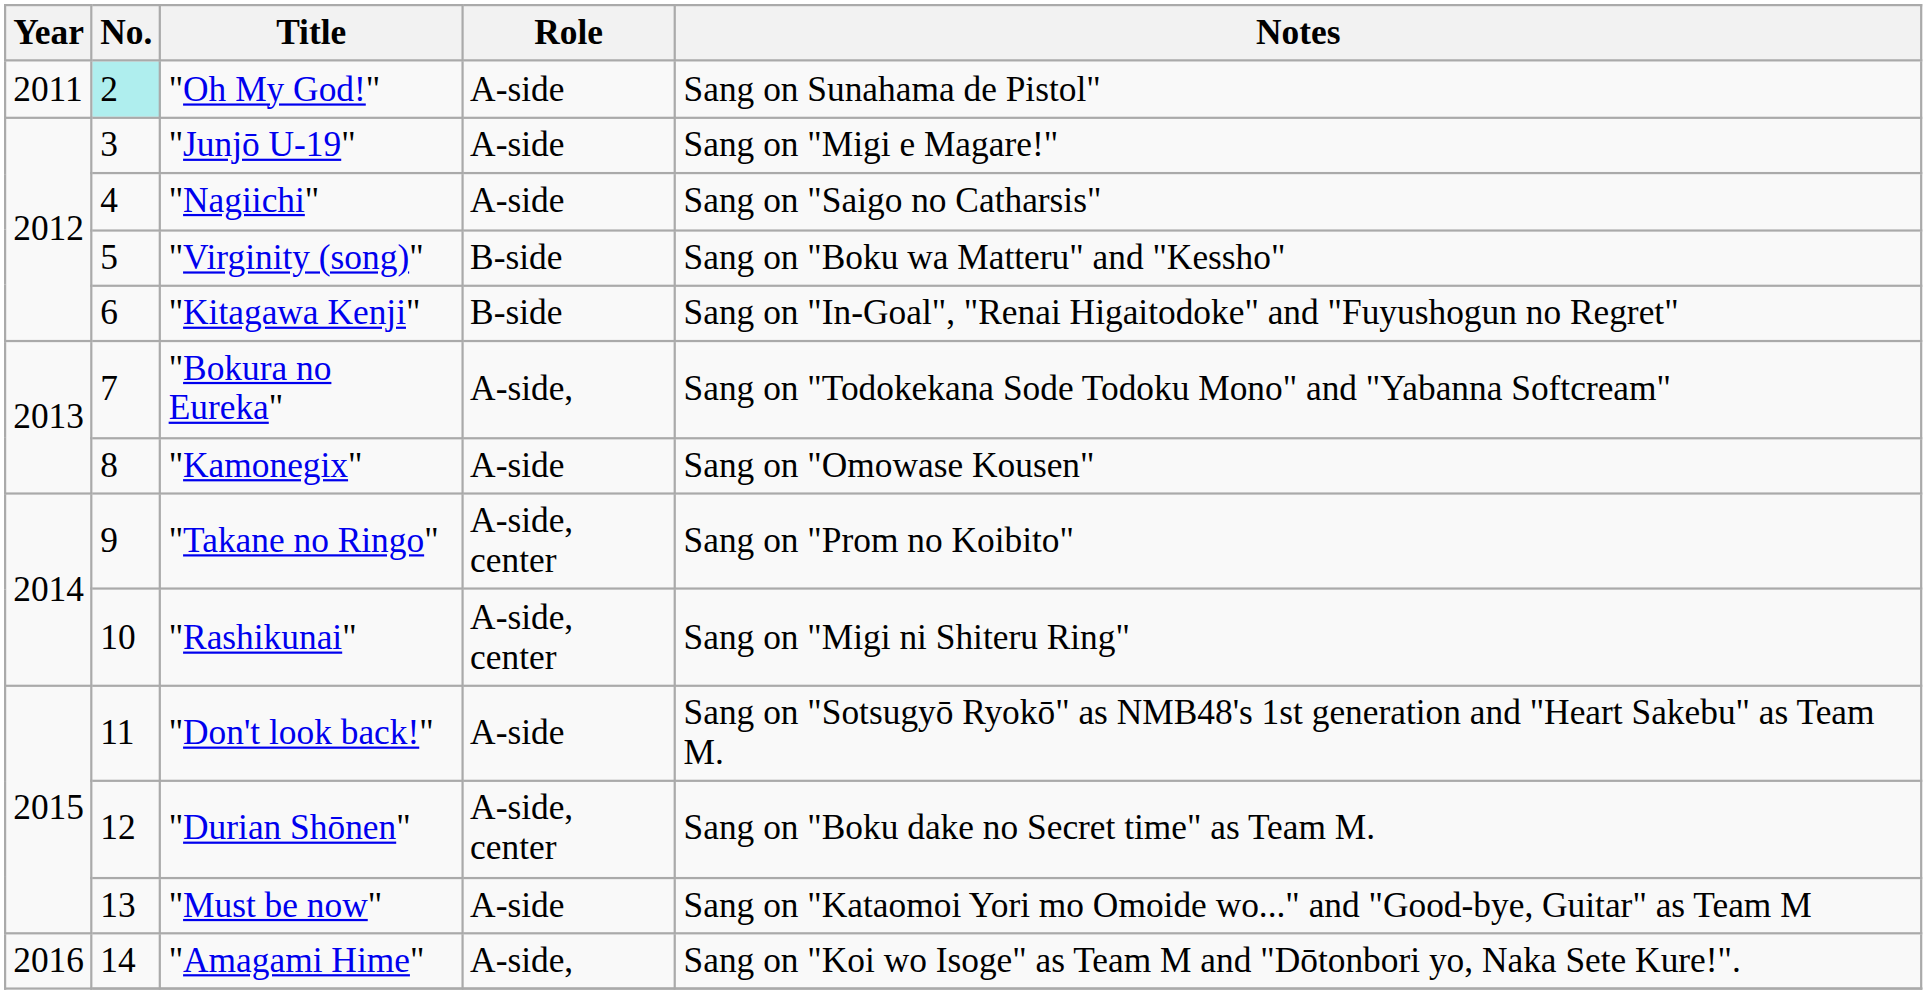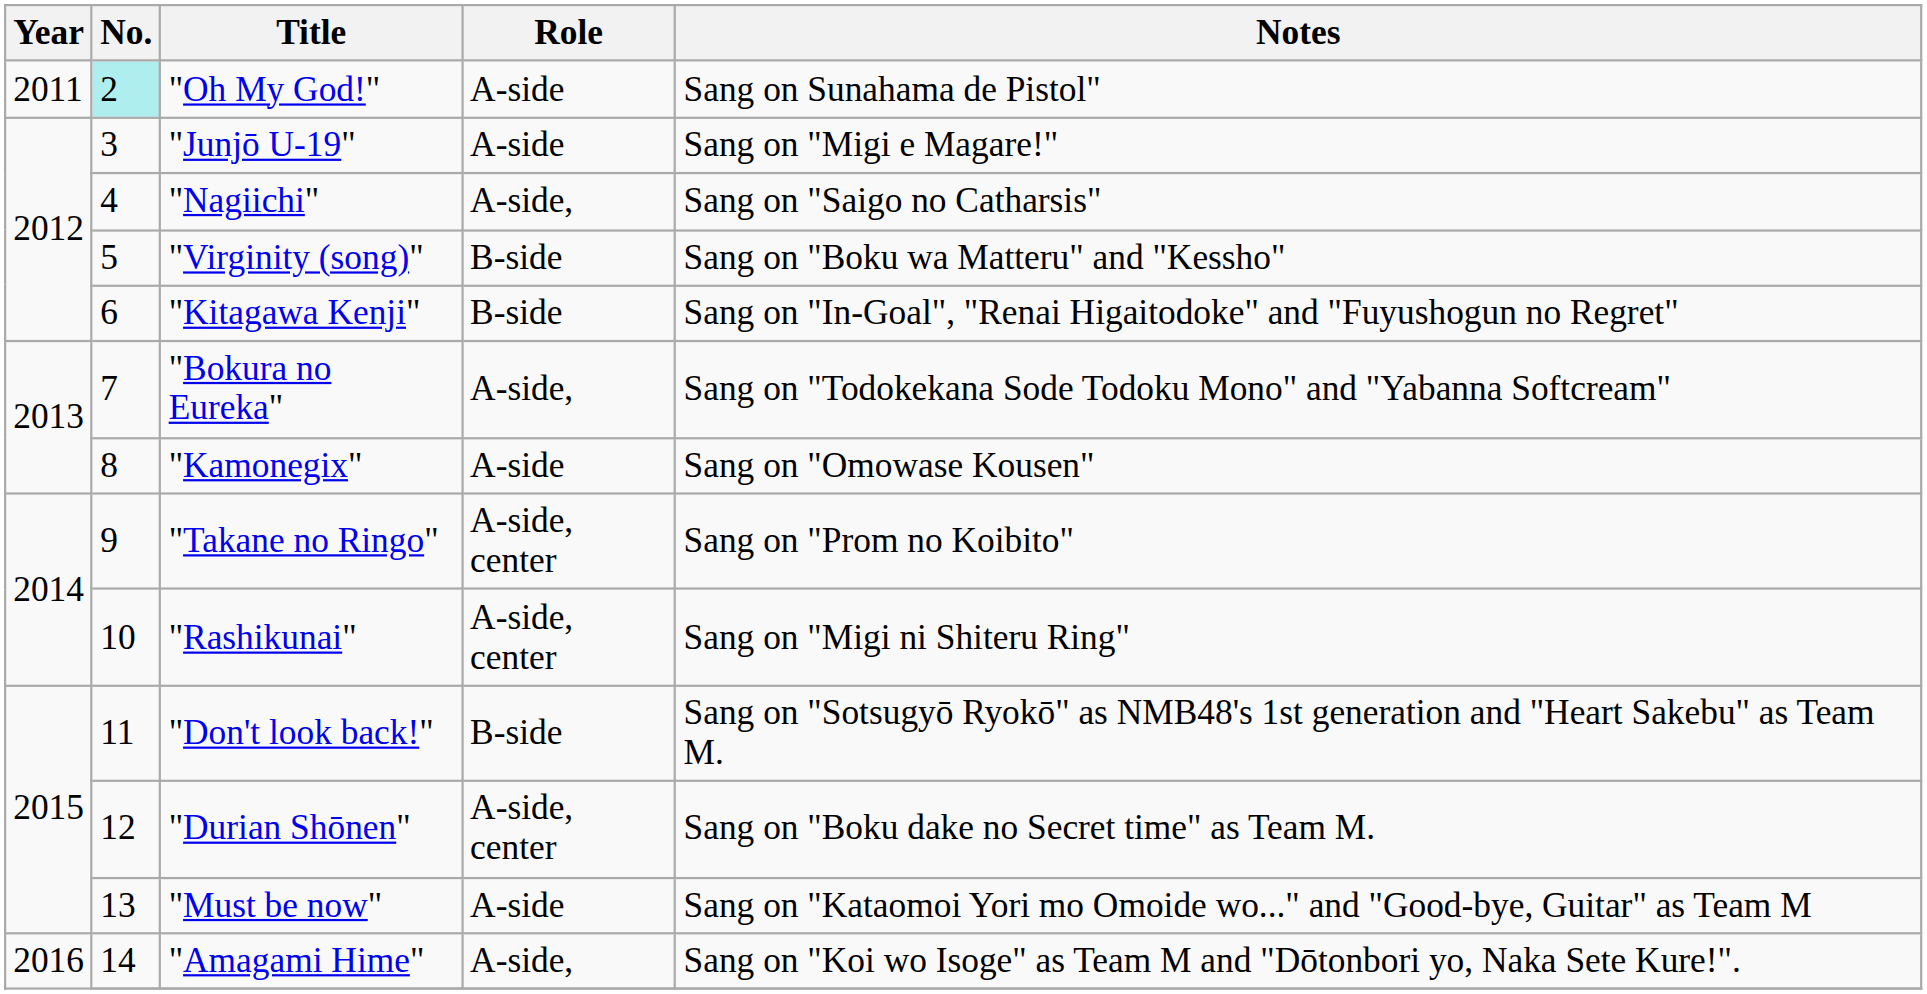(517, 200) A-side -> (522, 200) A-side,
(517, 732) A-side -> (516, 732) B-side
